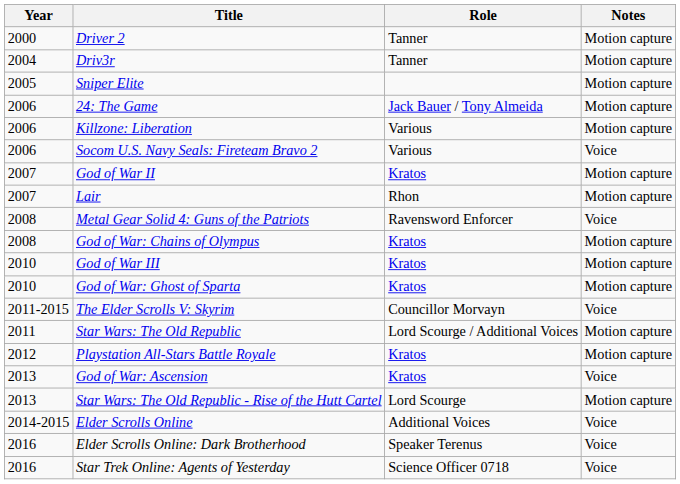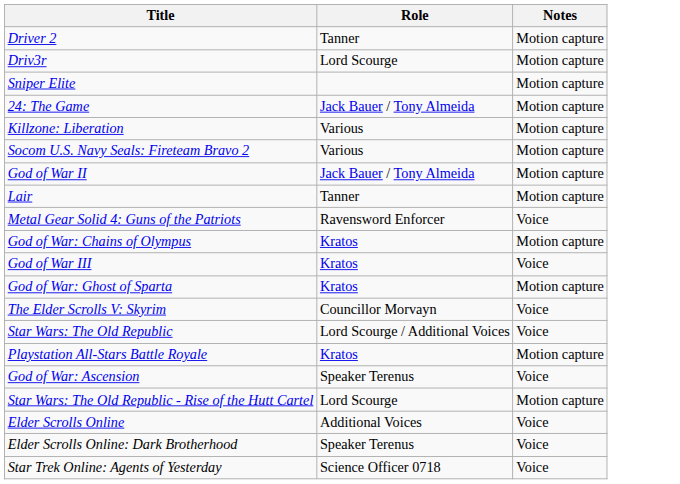- column: (39, 15)
(408, 60) Tanner -> (359, 60) Lord Scourge
(601, 151) Voice -> (560, 151) Motion capture
(407, 173) Kratos -> (397, 173) Jack Bauer / Tony Almeida
(404, 196) Rhon -> (340, 196) Tanner
(628, 264) Motion capture -> (532, 264) Voice
(628, 331) Motion capture -> (532, 331) Voice
(407, 377) Kratos -> (367, 377) Speaker Terenus
